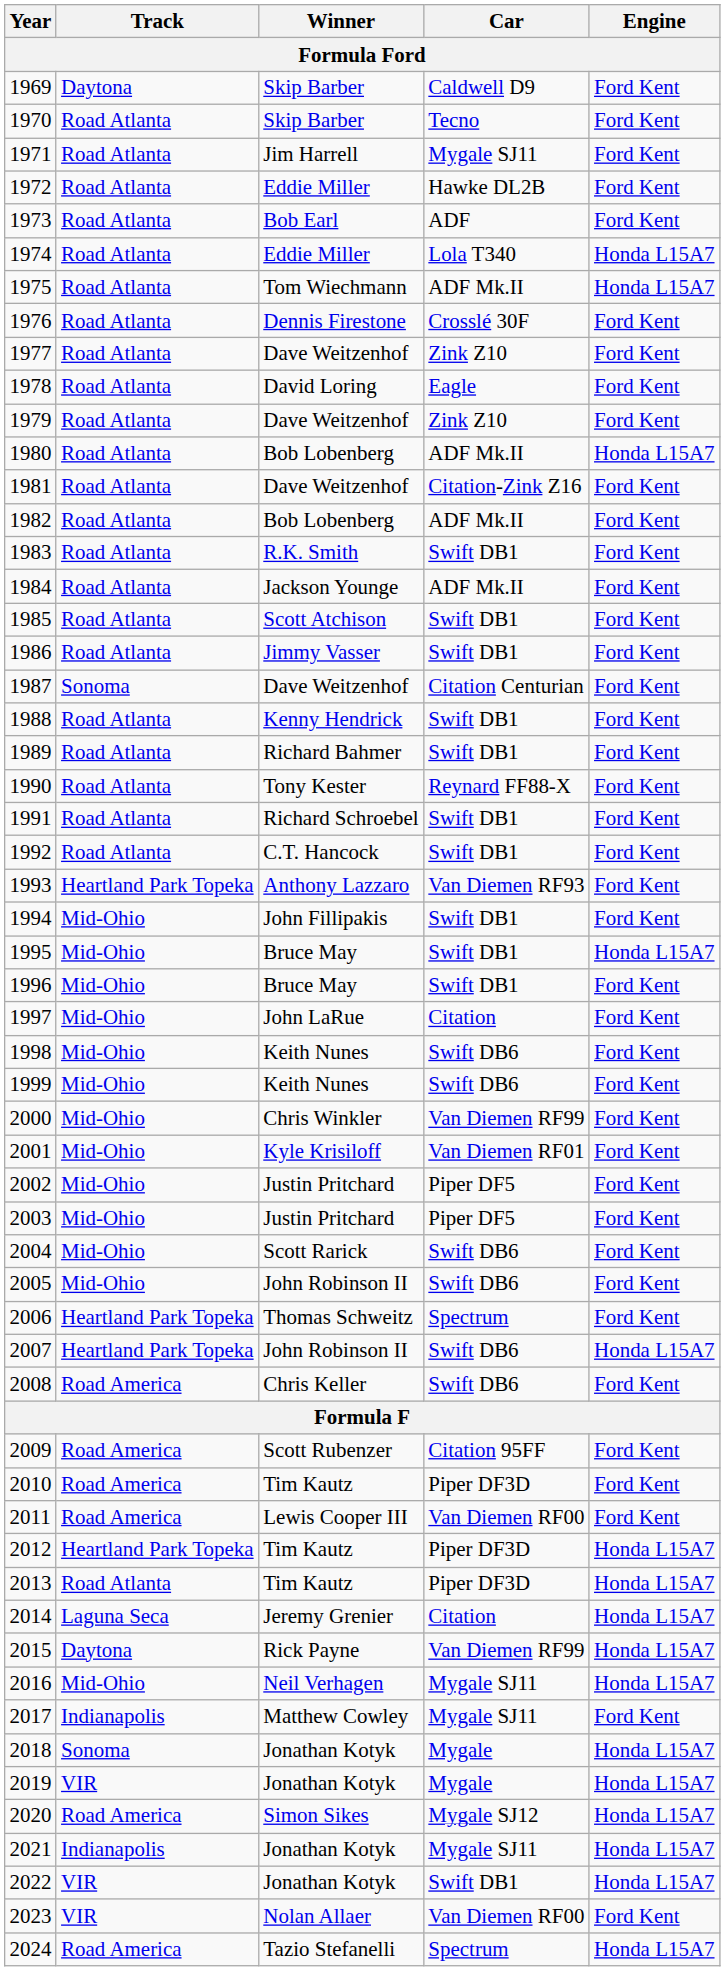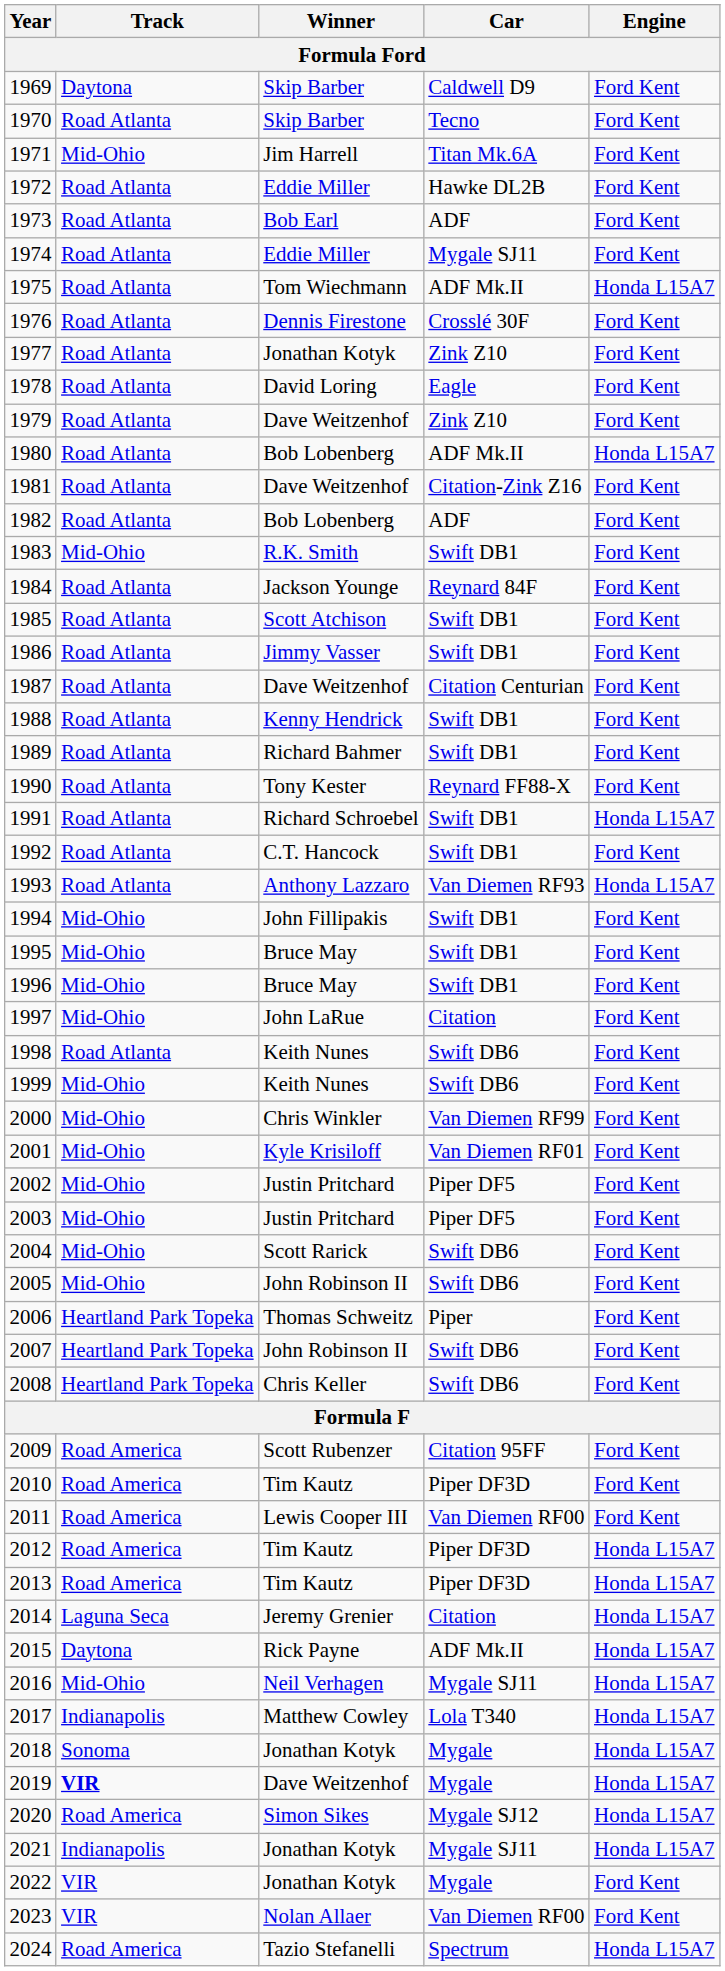(116, 154) Road Atlanta -> (103, 154) Mid-Ohio
(483, 154) Mygale SJ11 -> (483, 154) Titan Mk.6A
(472, 253) Lola T340 -> (483, 253) Mygale SJ11
(654, 253) Honda L15A7 -> (637, 253) Ford Kent
(336, 353) Dave Weitzenhof -> (329, 353) Jonathan Kotyk
(476, 519) ADF Mk.II -> (449, 519) ADF
(116, 552) Road Atlanta -> (103, 552) Mid-Ohio
(476, 586) ADF Mk.II -> (483, 586) Reynard 84F
(95, 685) Sonoma -> (116, 685) Road Atlanta
(637, 818) Ford Kent -> (654, 818) Honda L15A7
(157, 885) Heartland Park Topeka -> (116, 885) Road Atlanta
(637, 885) Ford Kent -> (654, 885) Honda L15A7
(654, 951) Honda L15A7 -> (637, 951) Ford Kent
(103, 1051) Mid-Ohio -> (116, 1051) Road Atlanta
(469, 1317) Spectrum -> (450, 1317) Piper
(654, 1350) Honda L15A7 -> (637, 1350) Ford Kent
(121, 1384) Road America -> (157, 1384) Heartland Park Topeka
(157, 1550) Heartland Park Topeka -> (121, 1550) Road America
(116, 1583) Road Atlanta -> (121, 1583) Road America
(506, 1649) Van Diemen RF99 -> (476, 1649) ADF Mk.II
(483, 1716) Mygale SJ11 -> (472, 1716) Lola T340
(637, 1716) Ford Kent -> (654, 1716) Honda L15A7
(79, 1782) normal -> (80, 1782) bold
(329, 1782) Jonathan Kotyk -> (336, 1782) Dave Weitzenhof
(473, 1882) Swift DB1 -> (460, 1882) Mygale
(654, 1882) Honda L15A7 -> (637, 1882) Ford Kent
